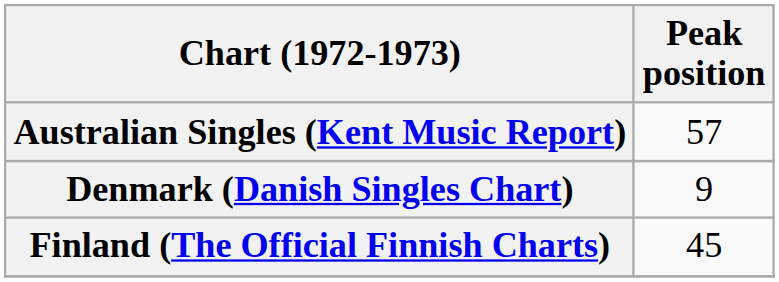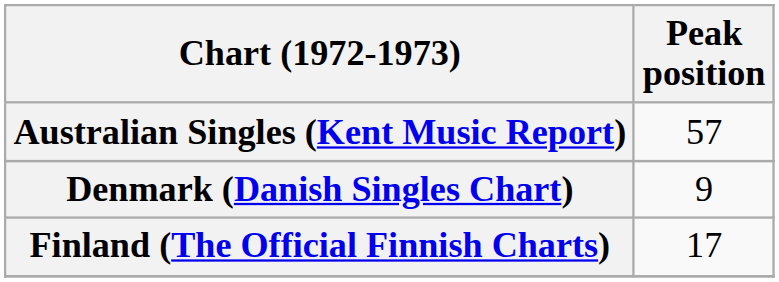(704, 245) 45 -> (704, 245) 17
